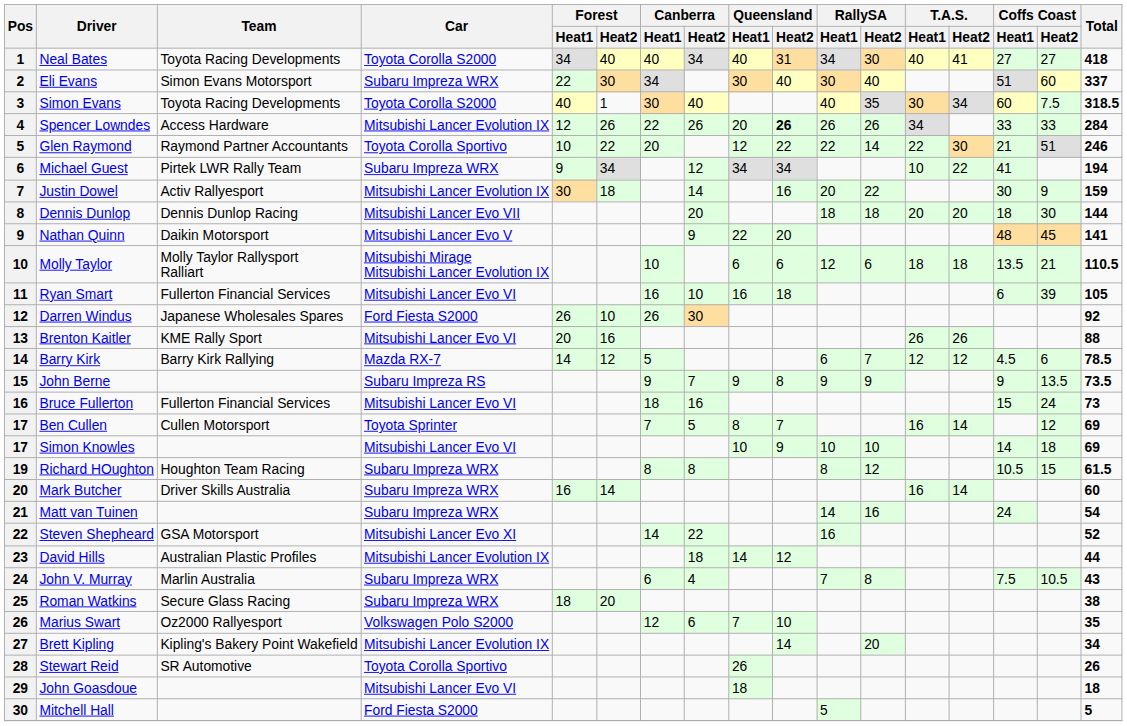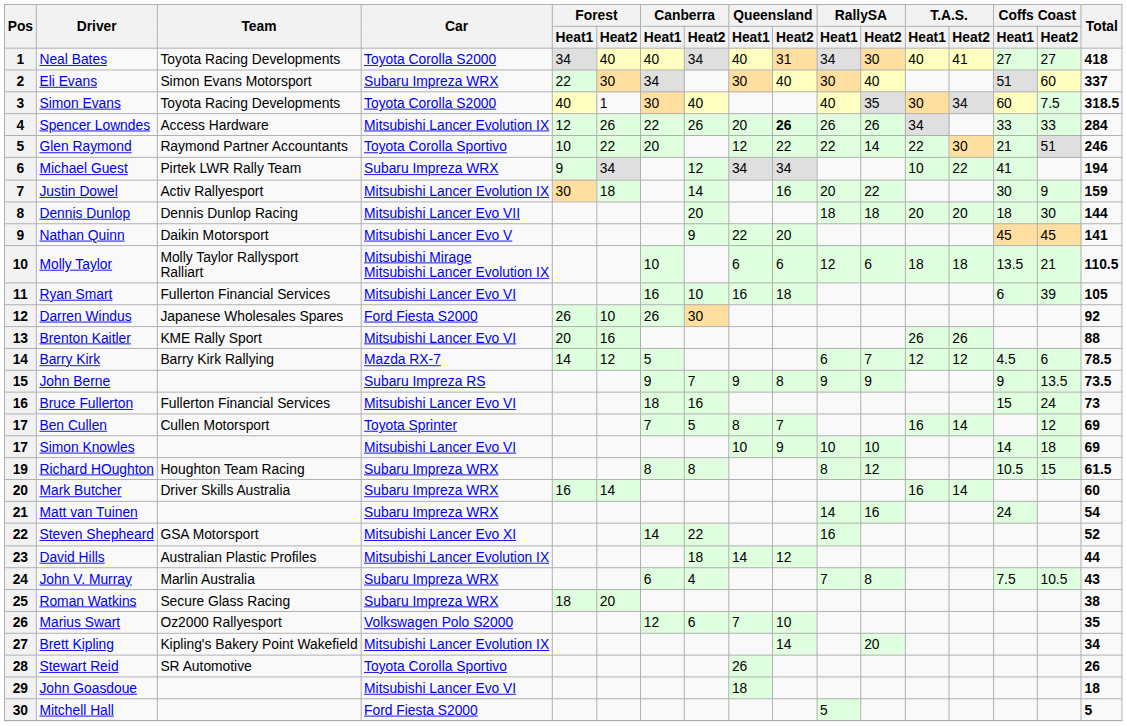(1004, 235) 48 -> (1004, 235) 45
